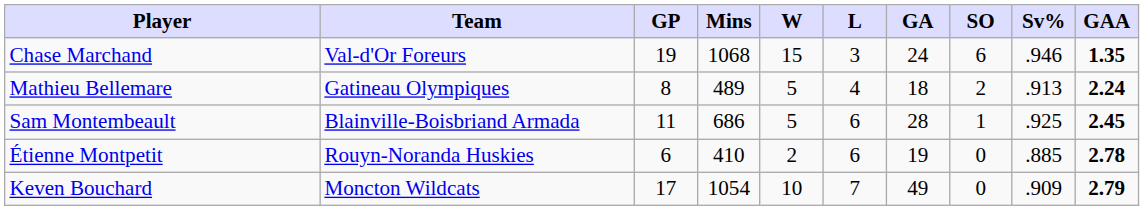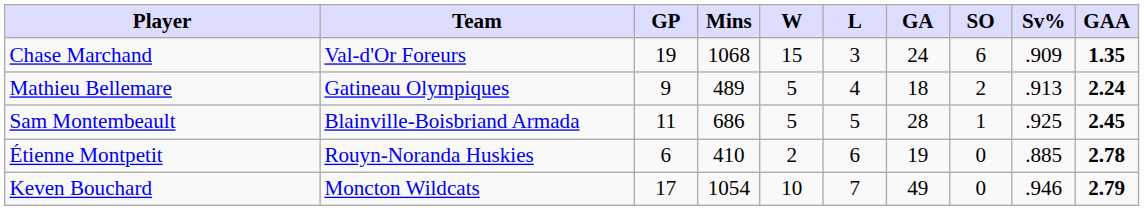(1044, 54) .946 -> (1044, 54) .909
(666, 88) 8 -> (666, 88) 9
(855, 121) 6 -> (855, 121) 5
(1044, 188) .909 -> (1044, 188) .946
